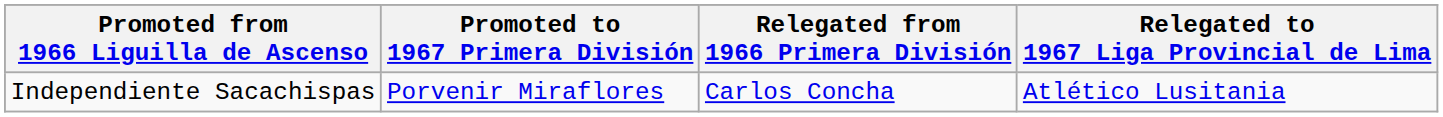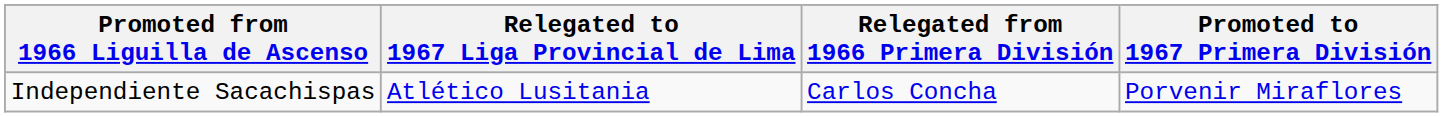columns swapped: (540, 39) <-> (1227, 39)
